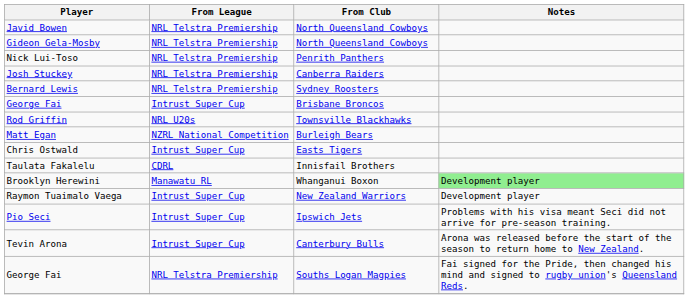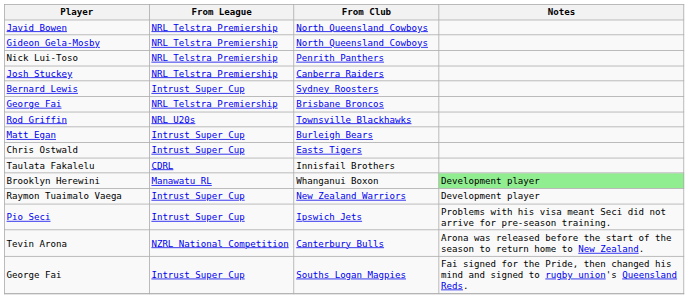(215, 88) NRL Telstra Premiership -> (198, 88) Intrust Super Cup
(198, 104) Intrust Super Cup -> (215, 104) NRL Telstra Premiership
(220, 134) NZRL National Competition -> (198, 134) Intrust Super Cup
(198, 243) Intrust Super Cup -> (220, 243) NZRL National Competition
(215, 274) NRL Telstra Premiership -> (198, 274) Intrust Super Cup
